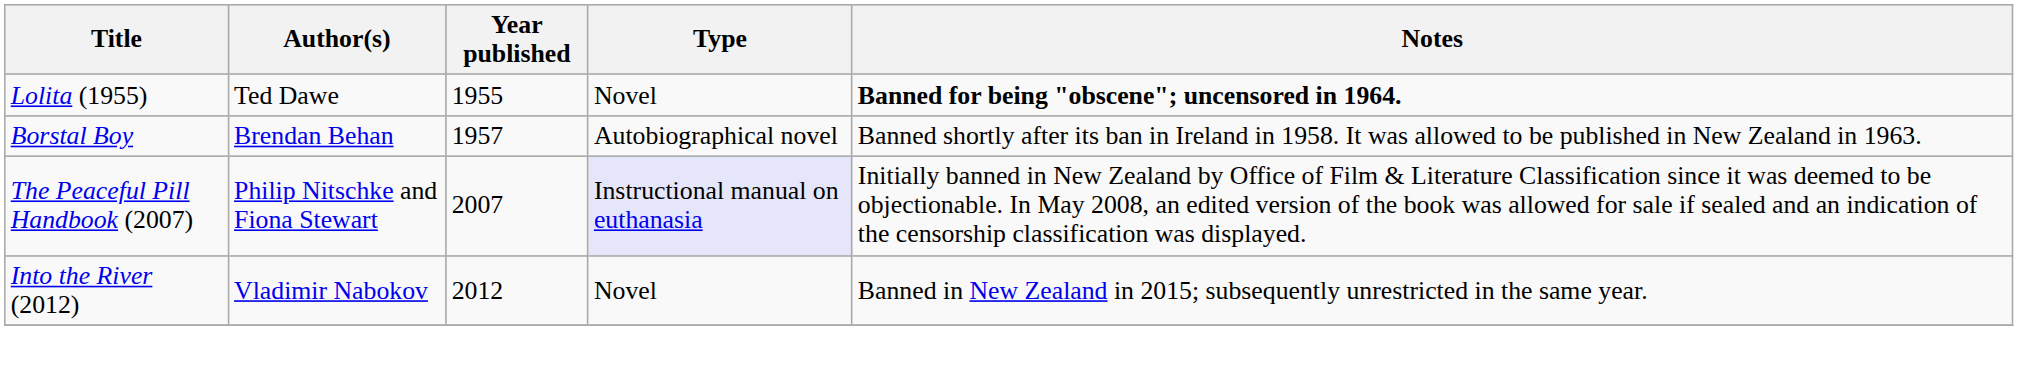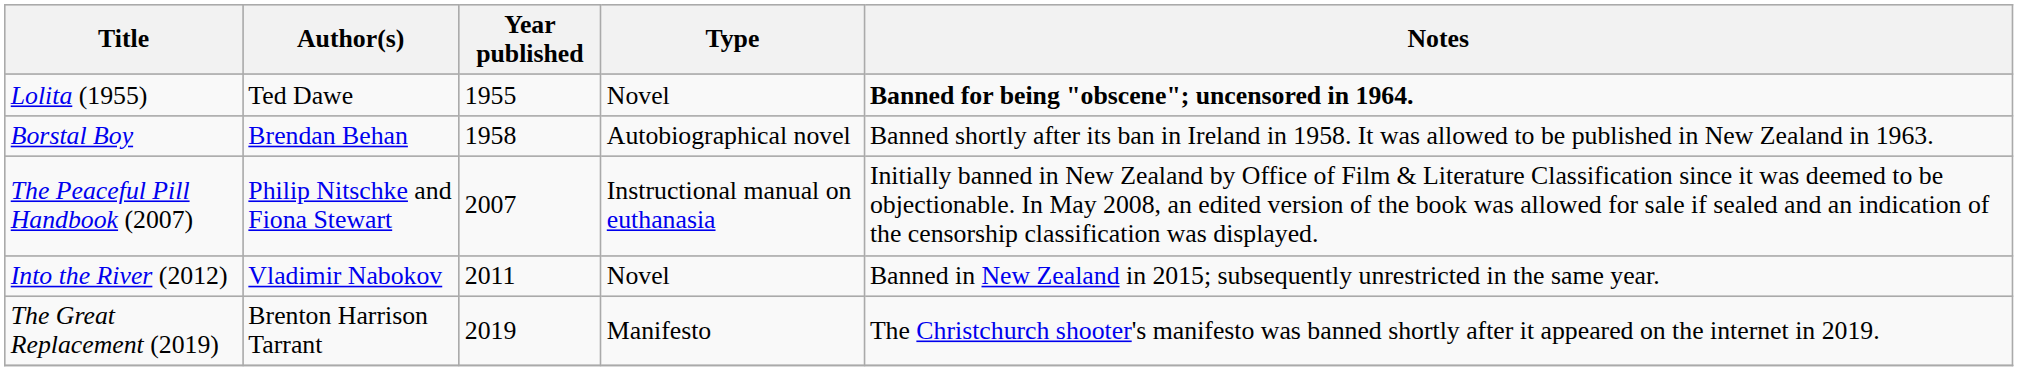(477, 135) 1957 -> (491, 135) 1958
(716, 205) lavender background -> (729, 205) no background
(477, 289) 2012 -> (490, 275) 2011
+ row: (115, 330)
